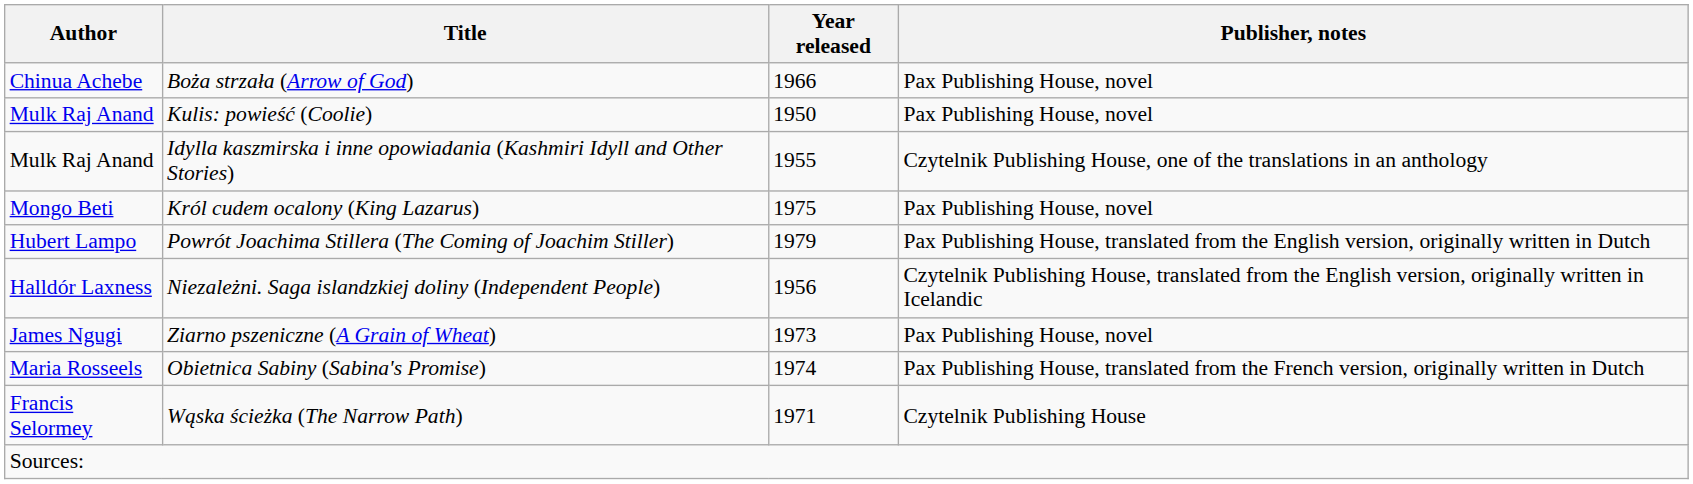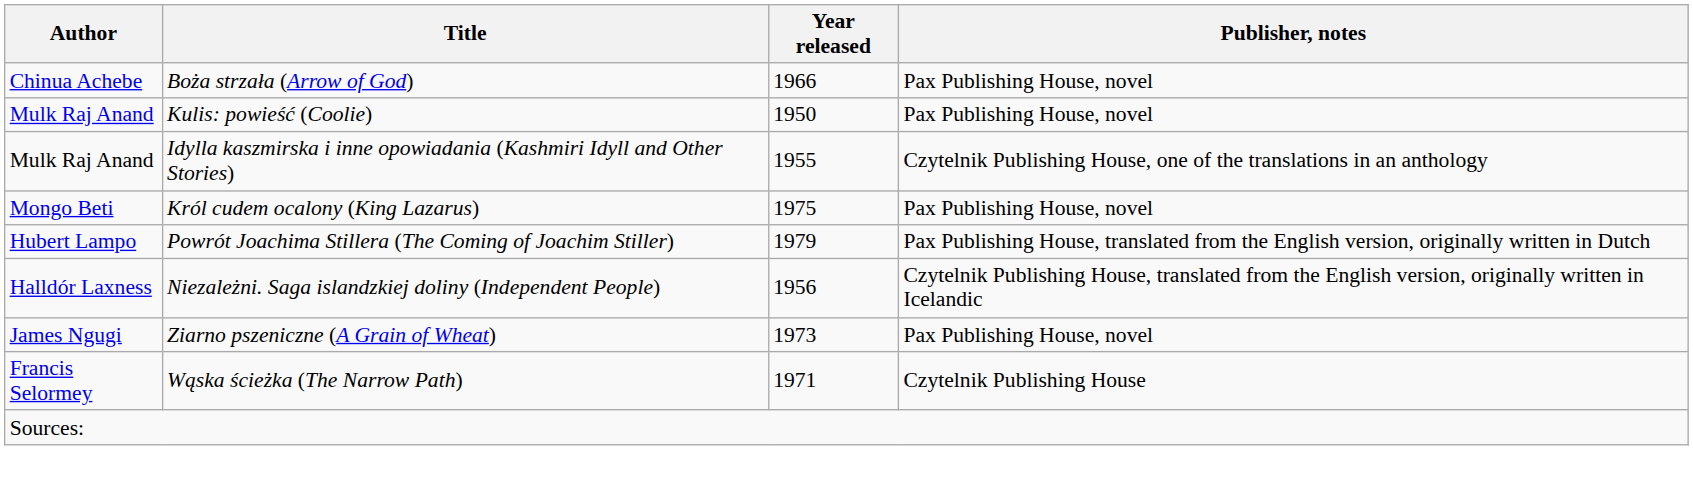- row: (326, 368)
